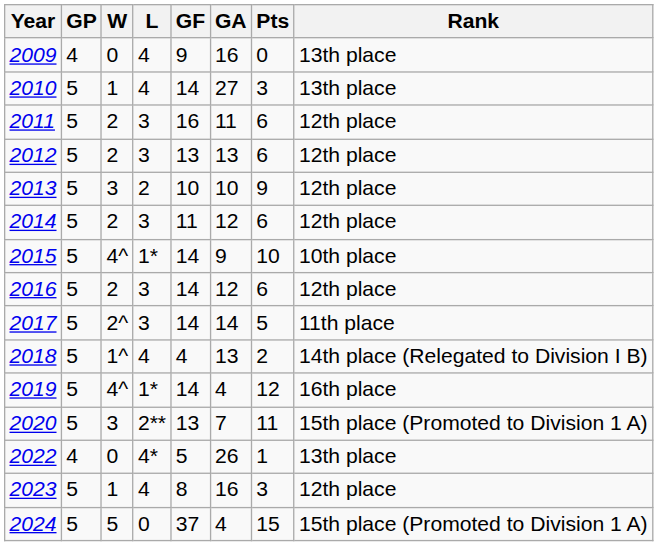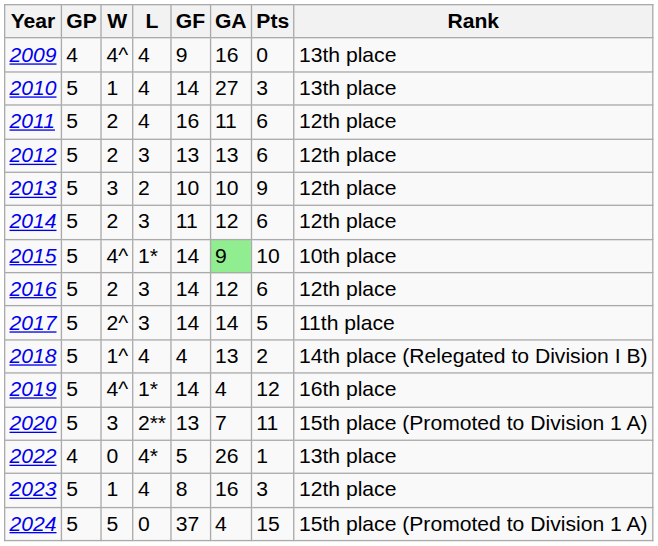(112, 54) 0 -> (117, 54) 4^
(144, 121) 3 -> (144, 121) 4
(221, 255) no background -> (221, 255) lightgreen background
